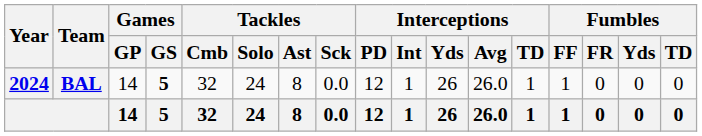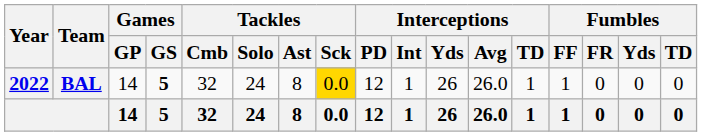(29, 83) 2024 -> (29, 83) 2022
(336, 83) no background -> (336, 83) gold background
